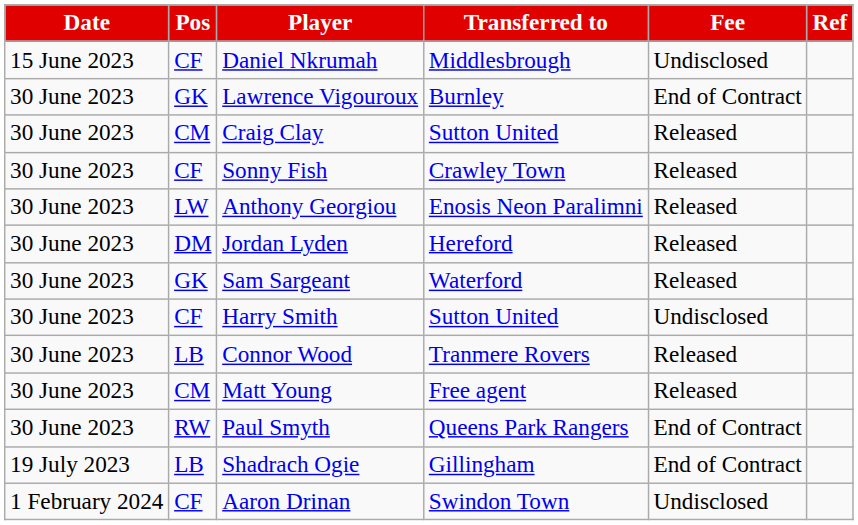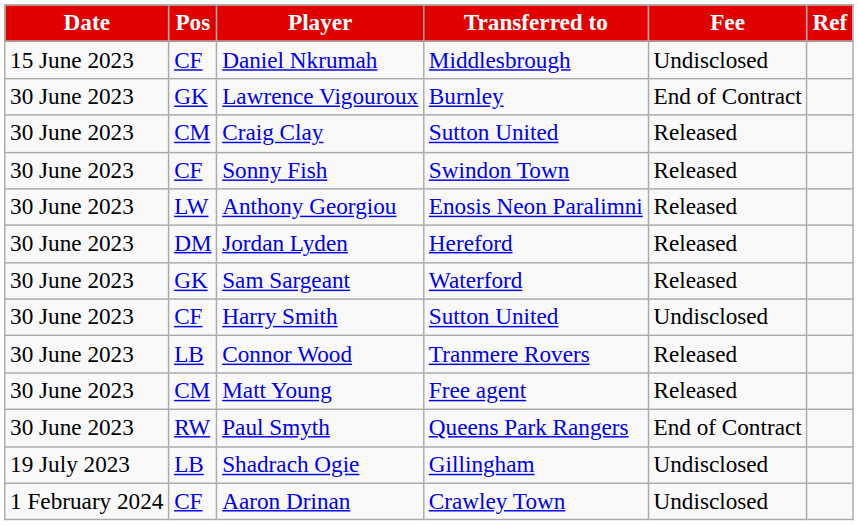(497, 170) Crawley Town -> (499, 170) Swindon Town
(728, 464) End of Contract -> (711, 464) Undisclosed
(499, 501) Swindon Town -> (497, 501) Crawley Town
